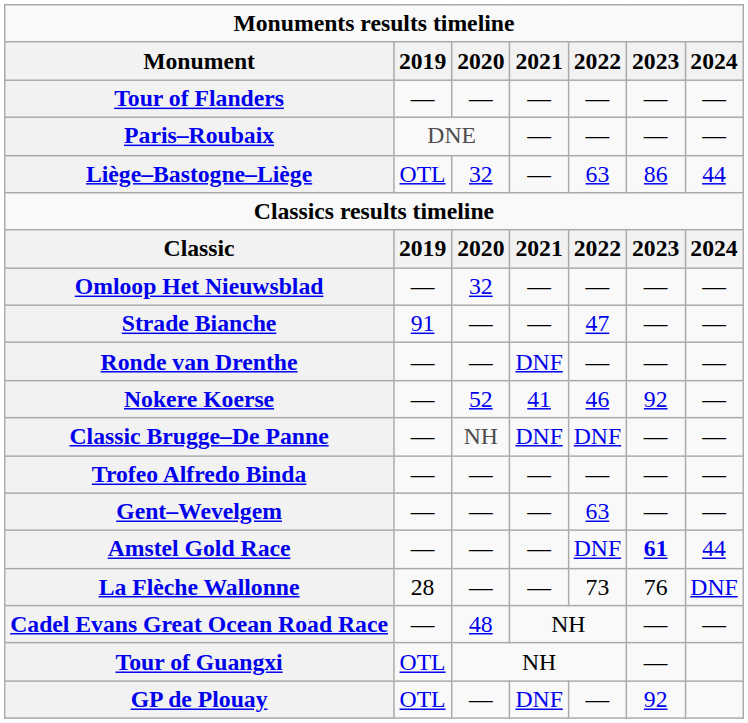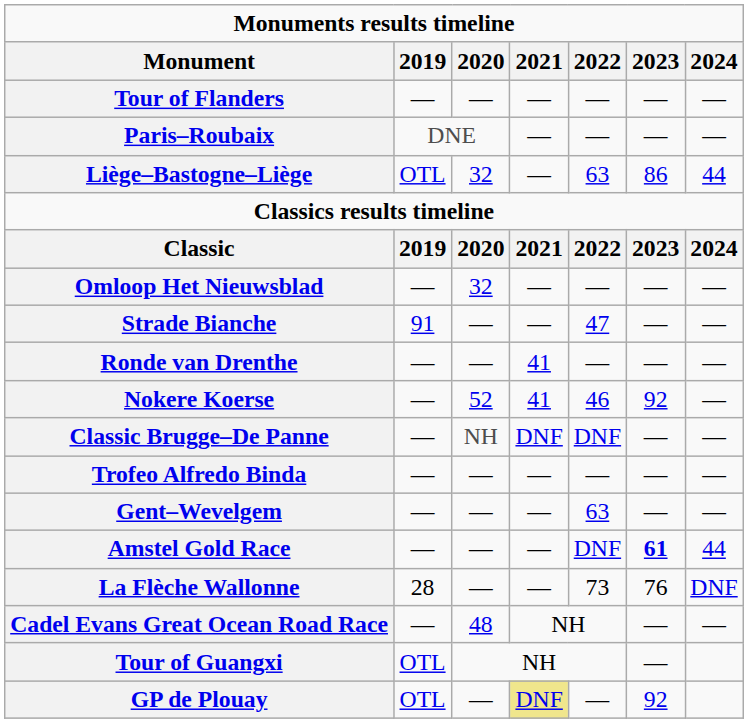(539, 361) DNF -> (539, 361) 41
(539, 699) no background -> (539, 699) khaki background
